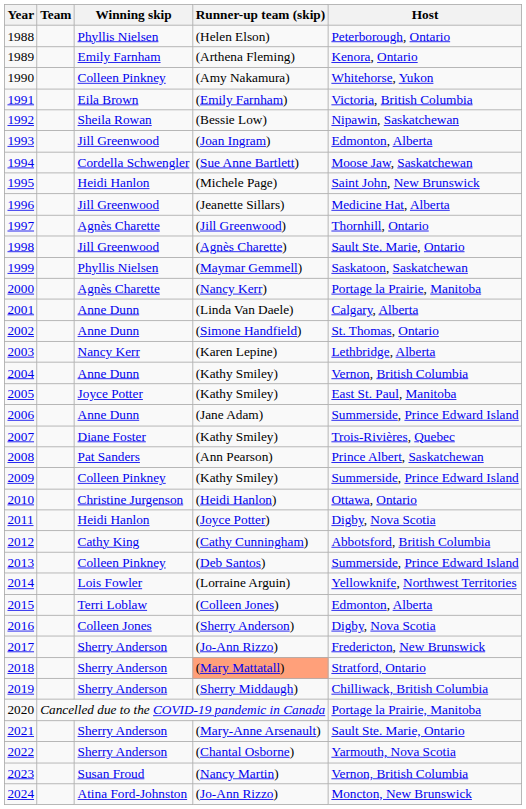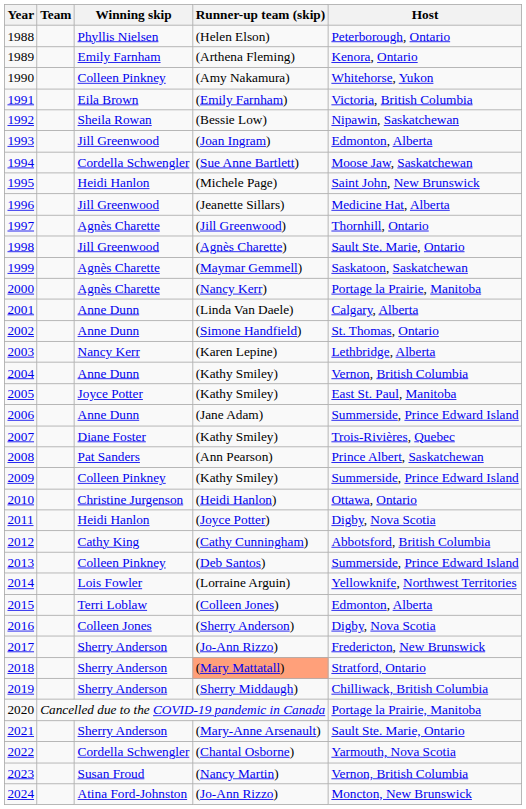(118, 267) Phyllis Nielsen -> (119, 267) Agnès Charette
(122, 752) Sherry Anderson -> (133, 752) Cordella Schwengler
